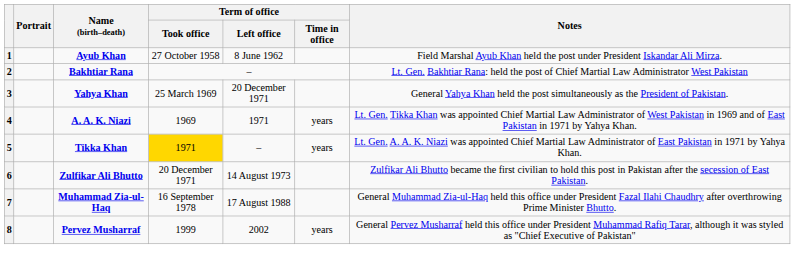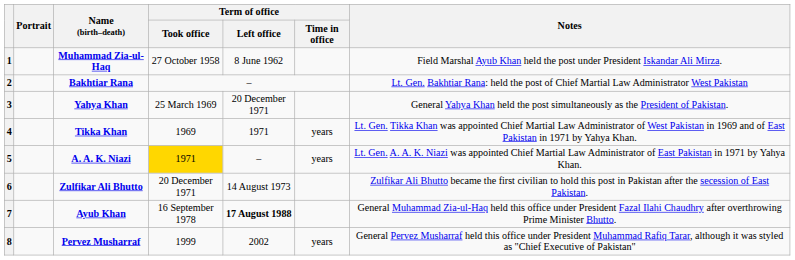(101, 55) Ayub Khan -> (101, 61) Muhammad Zia-ul-Haq
(101, 120) A. A. K. Niazi -> (101, 132) Tikka Khan
(101, 148) Tikka Khan -> (101, 159) A. A. K. Niazi
(101, 202) Muhammad Zia-ul-Haq -> (101, 214) Ayub Khan
(259, 202) normal -> (259, 214) bold
